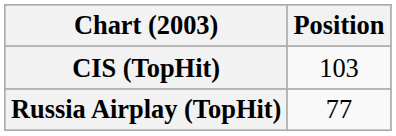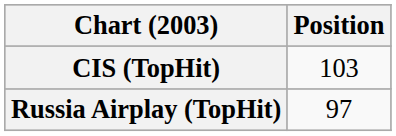(339, 109) 77 -> (339, 109) 97
